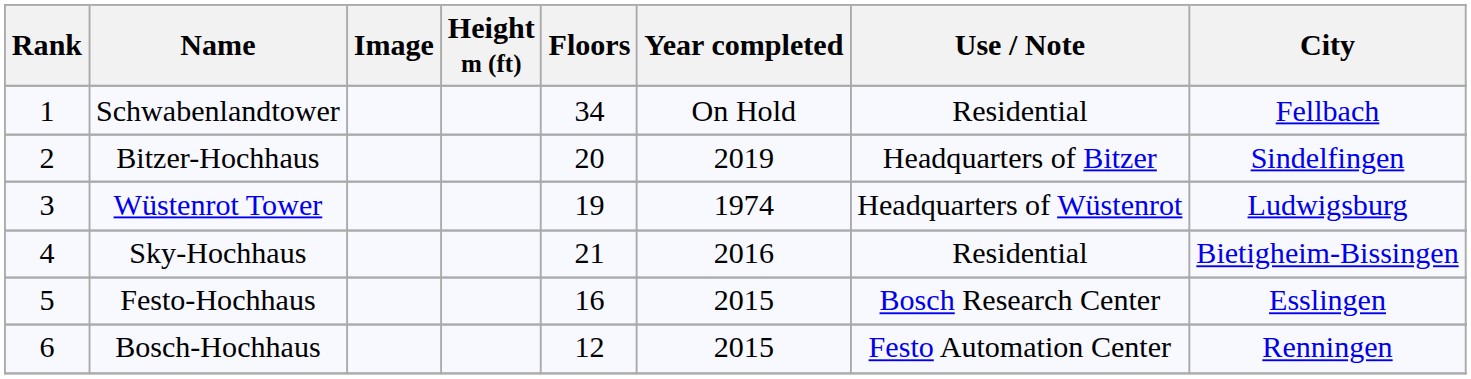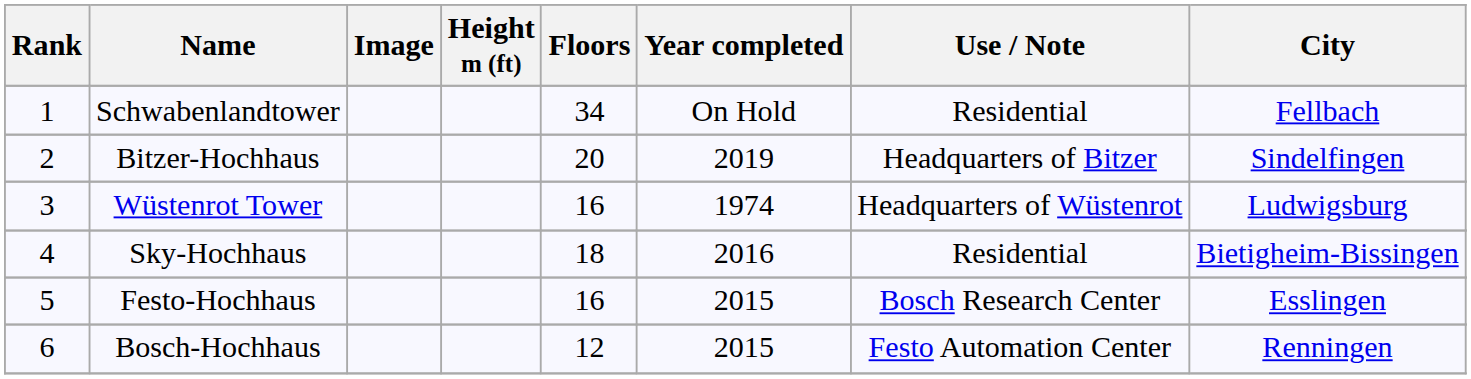(589, 205) 19 -> (589, 205) 16
(589, 253) 21 -> (589, 253) 18
